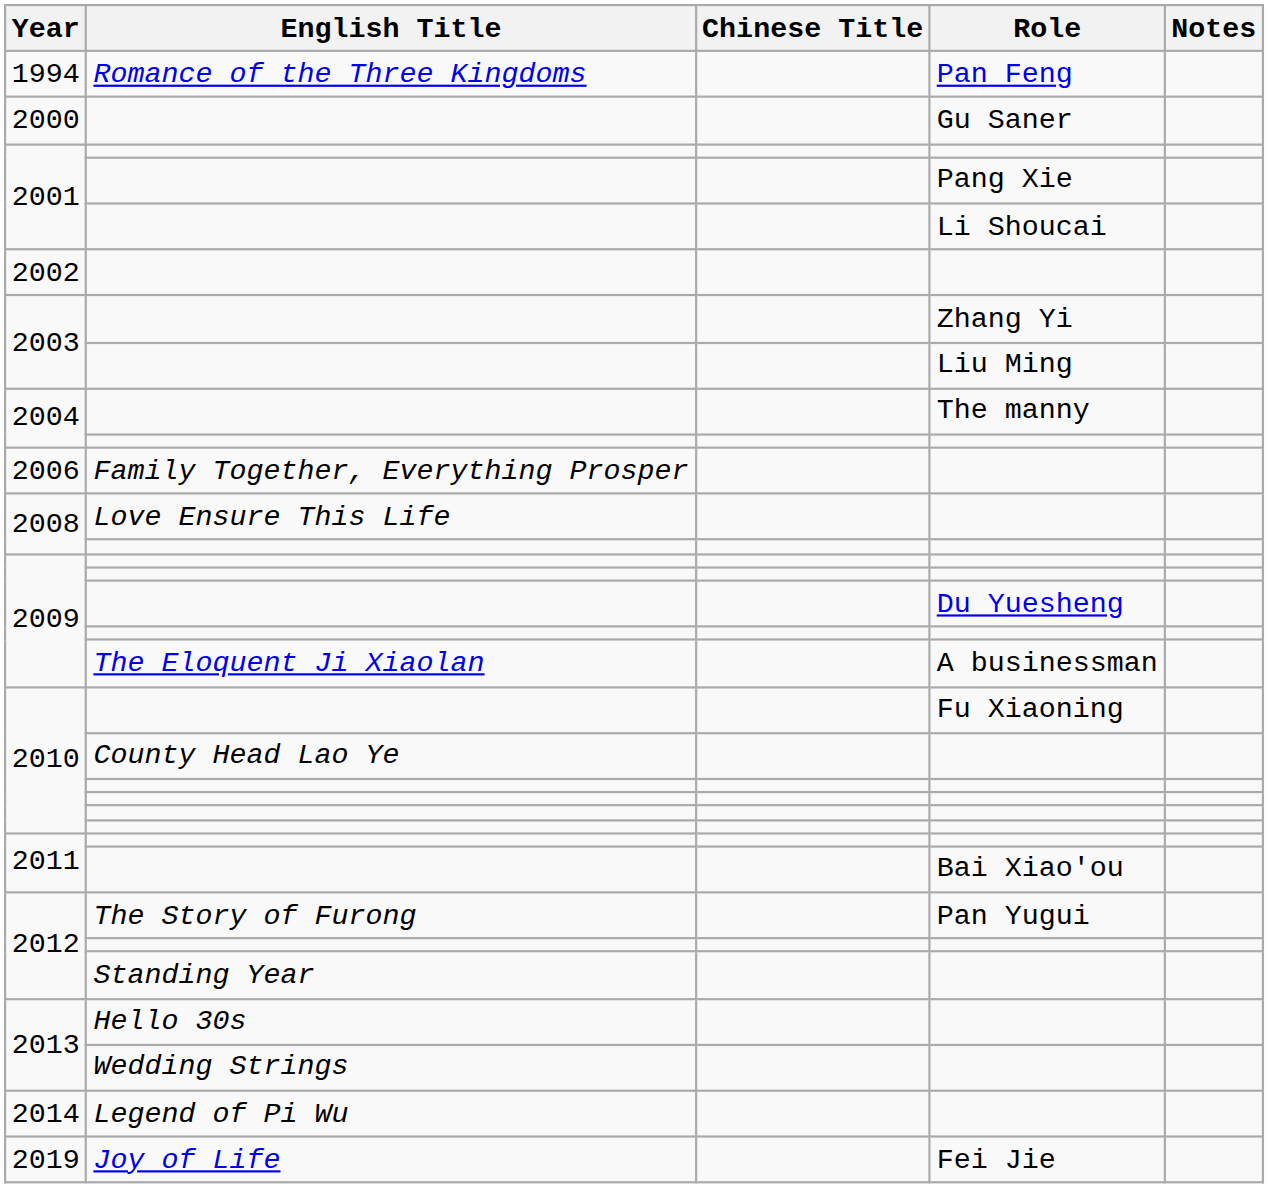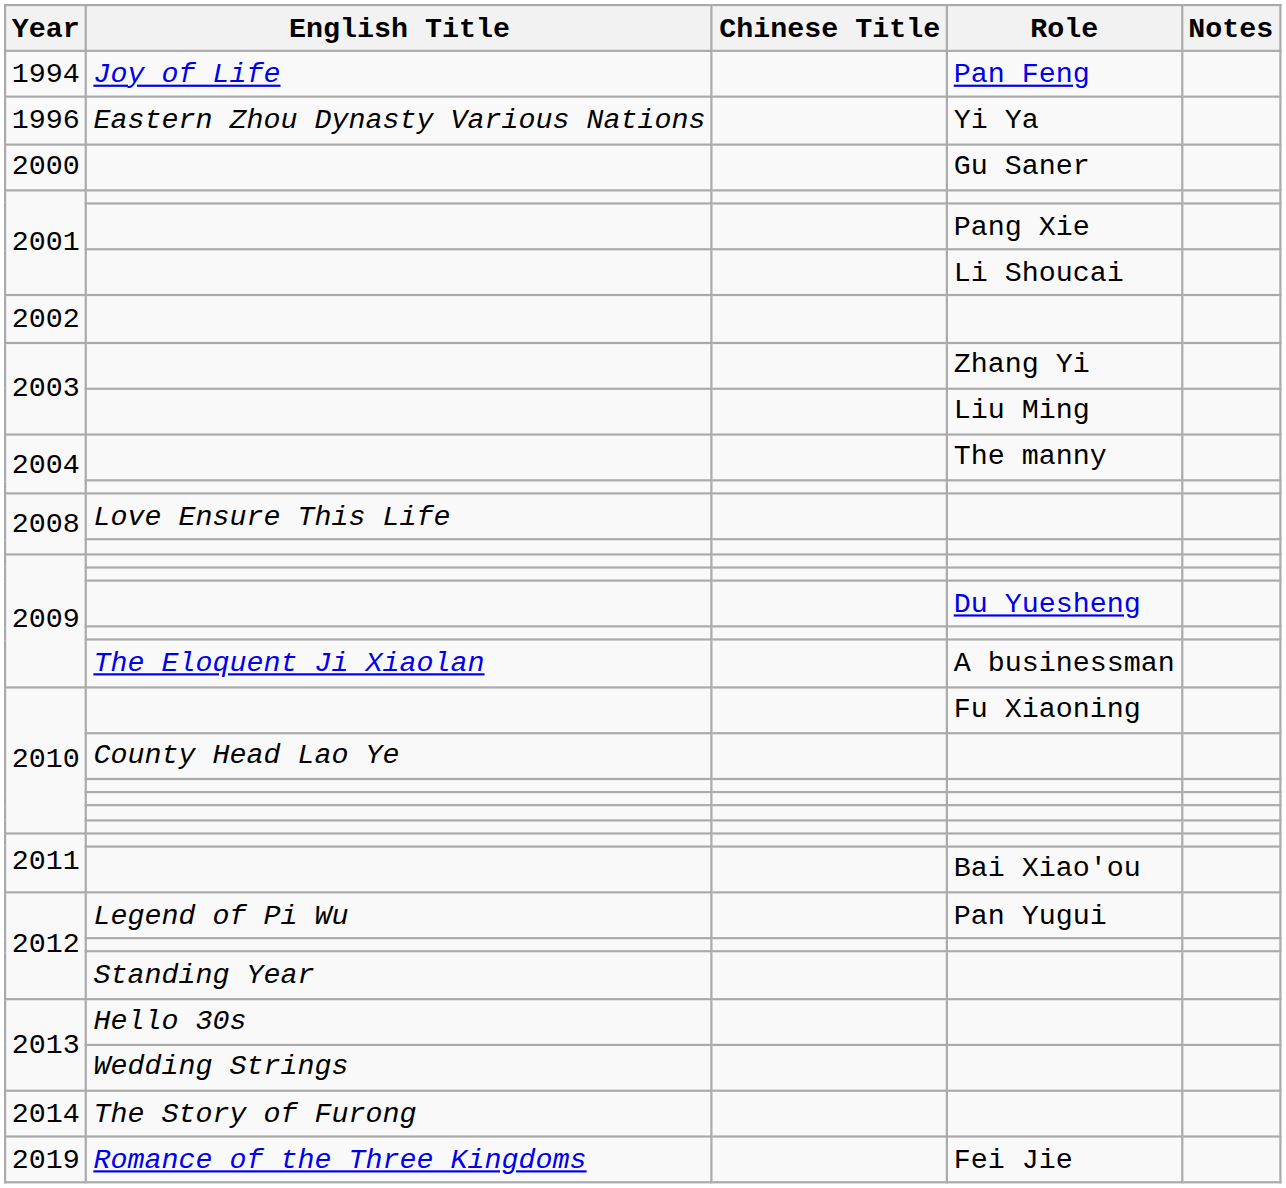(340, 74) Romance of the Three Kingdoms -> (187, 74) Joy of Life
+ row: (46, 121)
- row: (46, 471)
(255, 916) The Story of Furong -> (221, 916) Legend of Pi Wu
(221, 1114) Legend of Pi Wu -> (255, 1114) The Story of Furong
(187, 1160) Joy of Life -> (340, 1160) Romance of the Three Kingdoms
